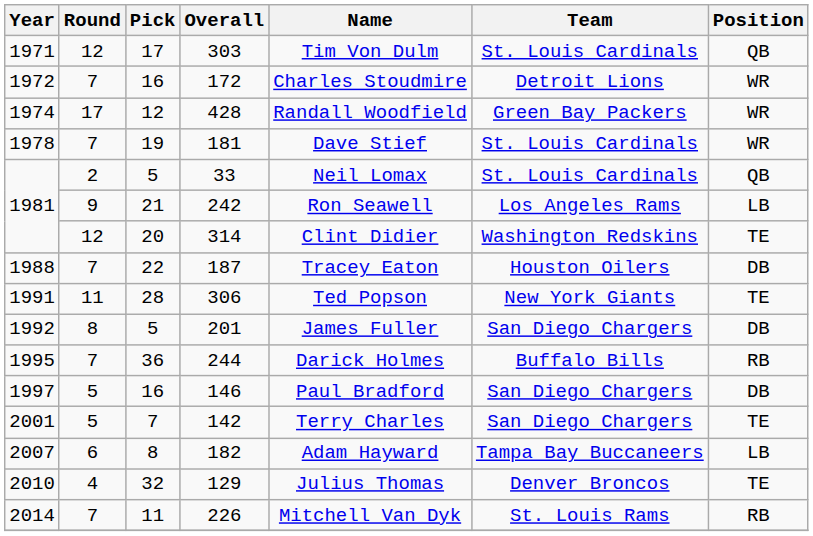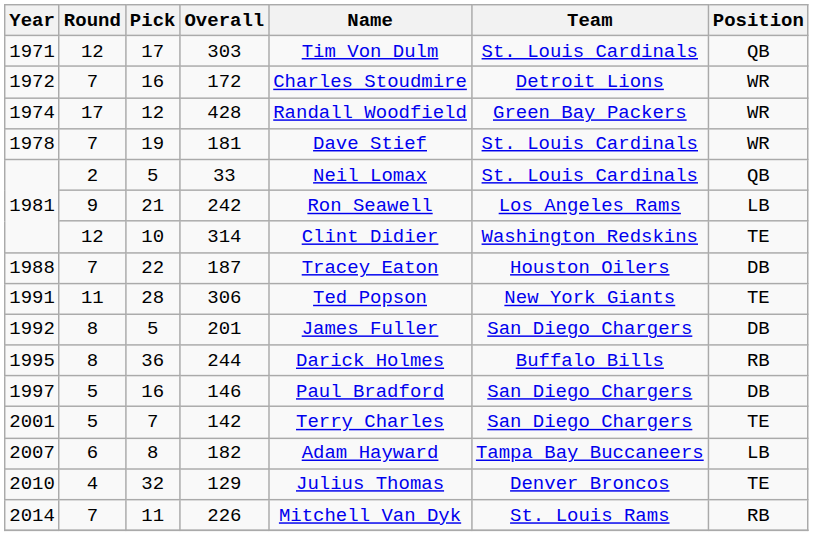(153, 237) 20 -> (153, 237) 10
(92, 360) 7 -> (92, 360) 8
